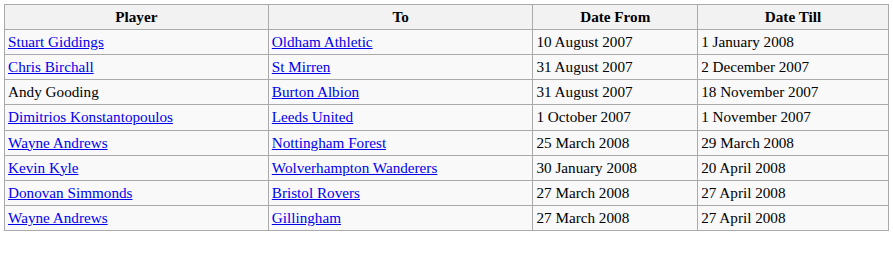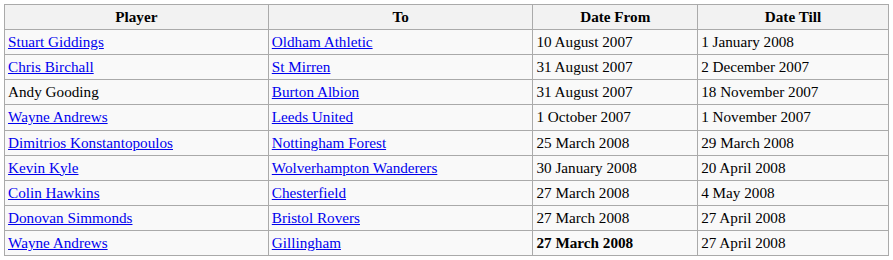(91, 117) Dimitrios Konstantopoulos -> (58, 117) Wayne Andrews
(58, 142) Wayne Andrews -> (91, 142) Dimitrios Konstantopoulos
+ row: (309, 192)
(583, 217) normal -> (585, 242) bold
